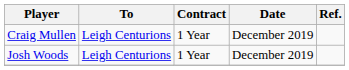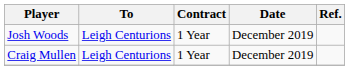rows swapped: (38, 55) <-> (42, 34)
